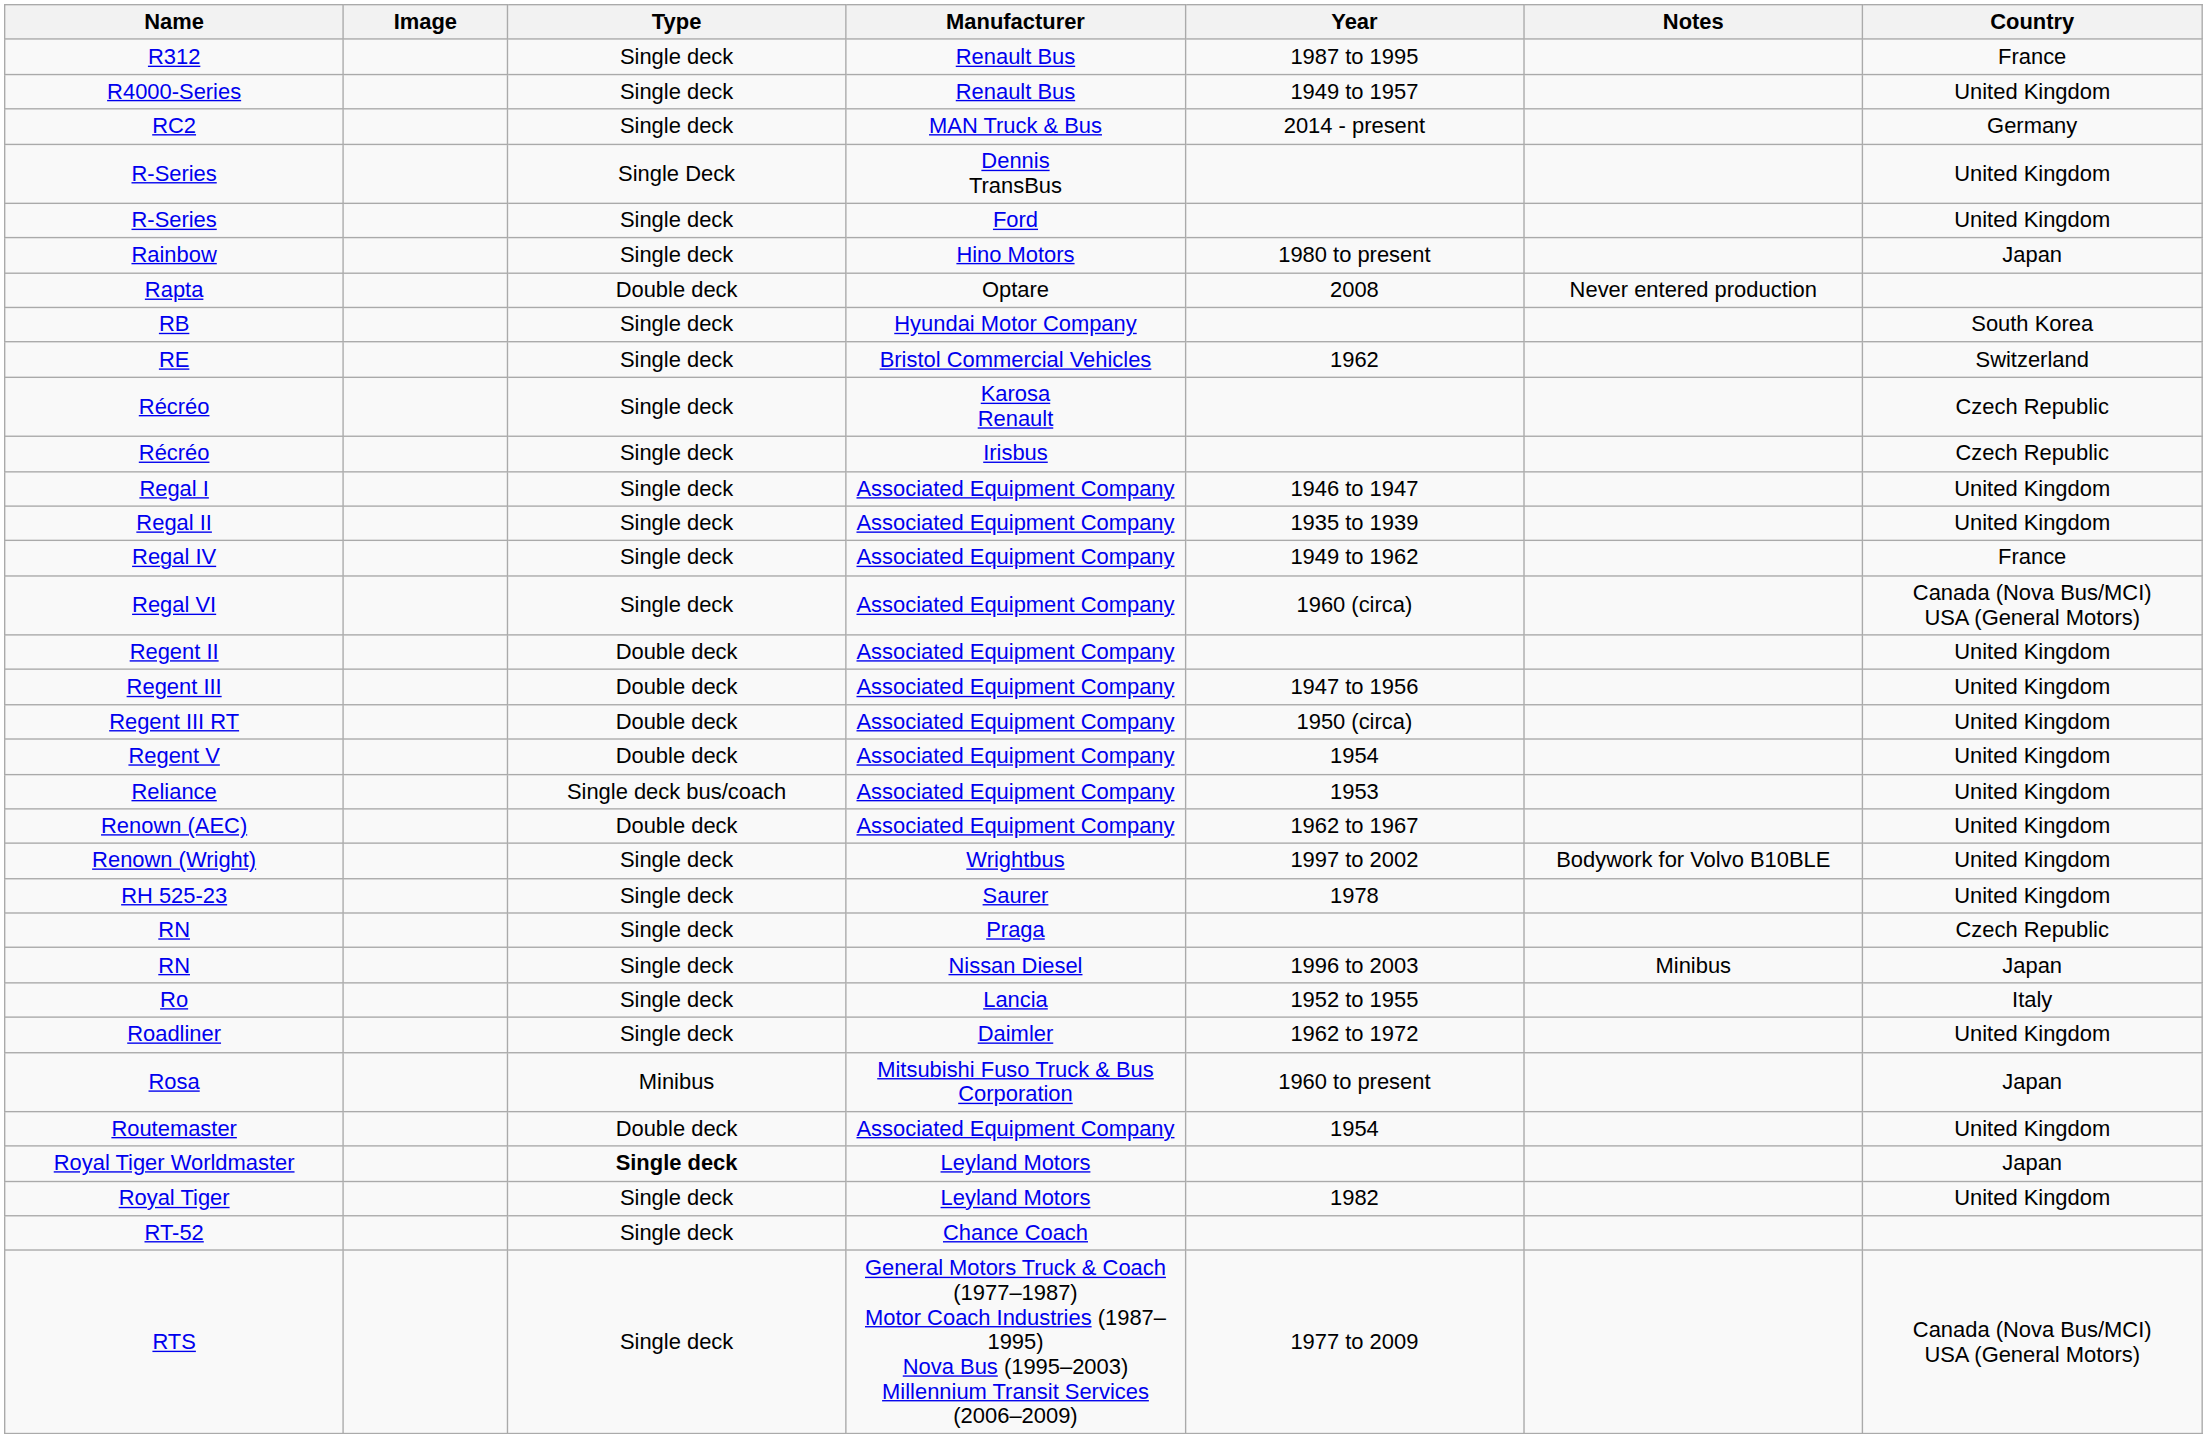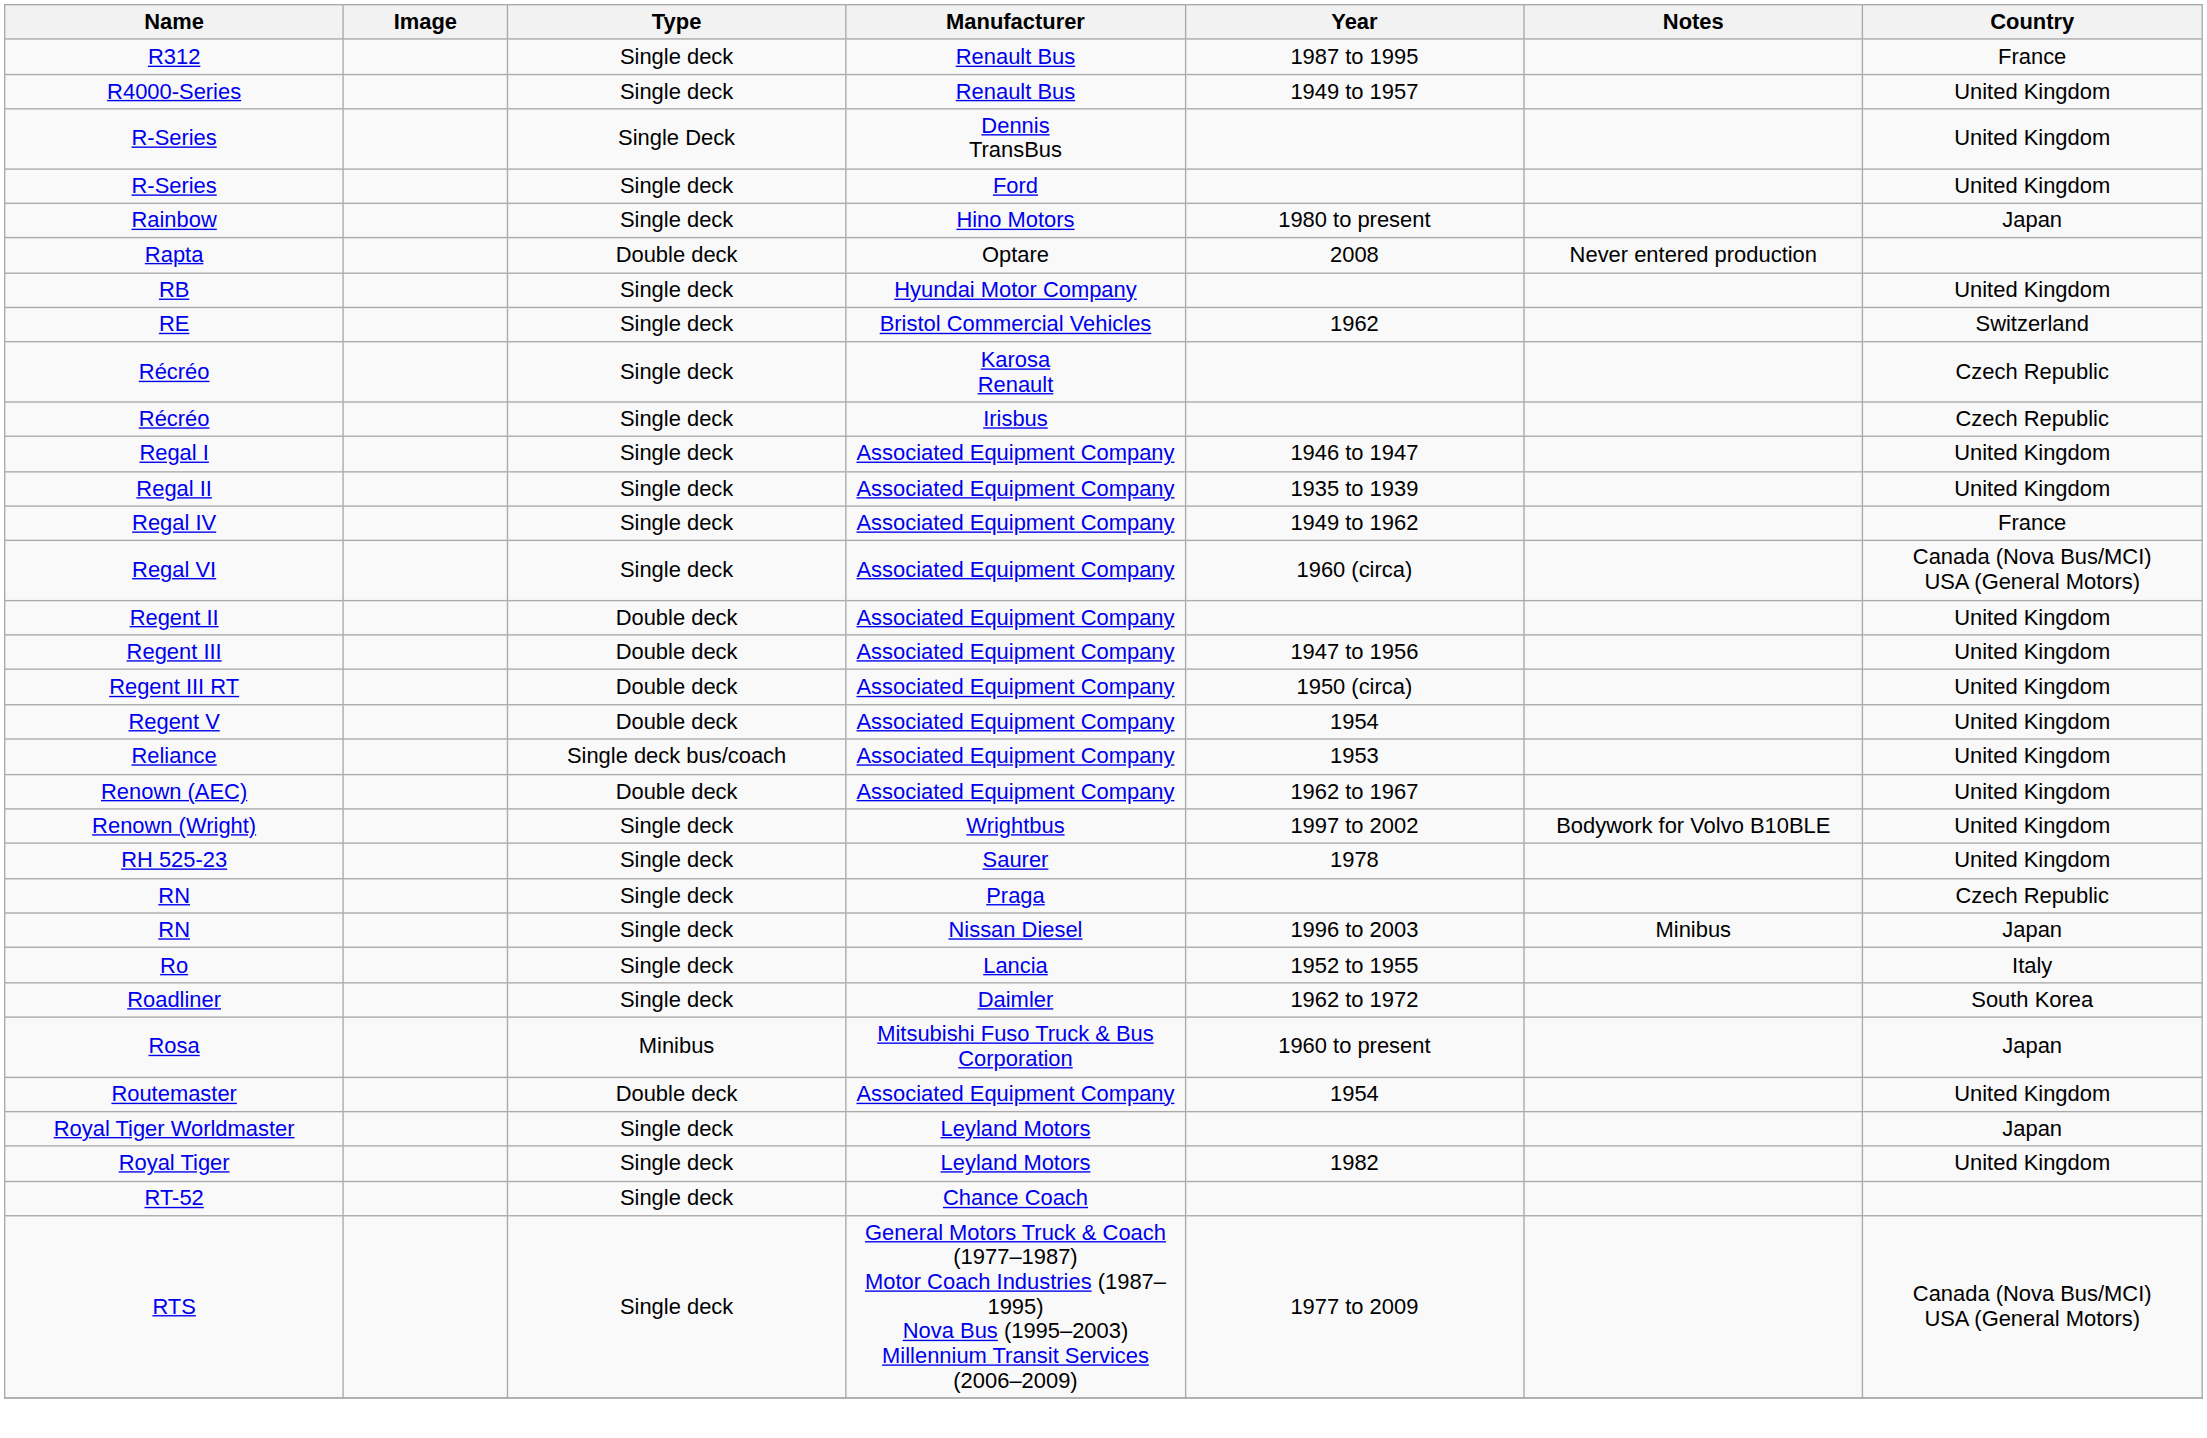- row: (174, 126)
(2032, 324) South Korea -> (2032, 289) United Kingdom
(2032, 1034) United Kingdom -> (2032, 999) South Korea
(677, 1163) bold -> (677, 1128) normal
